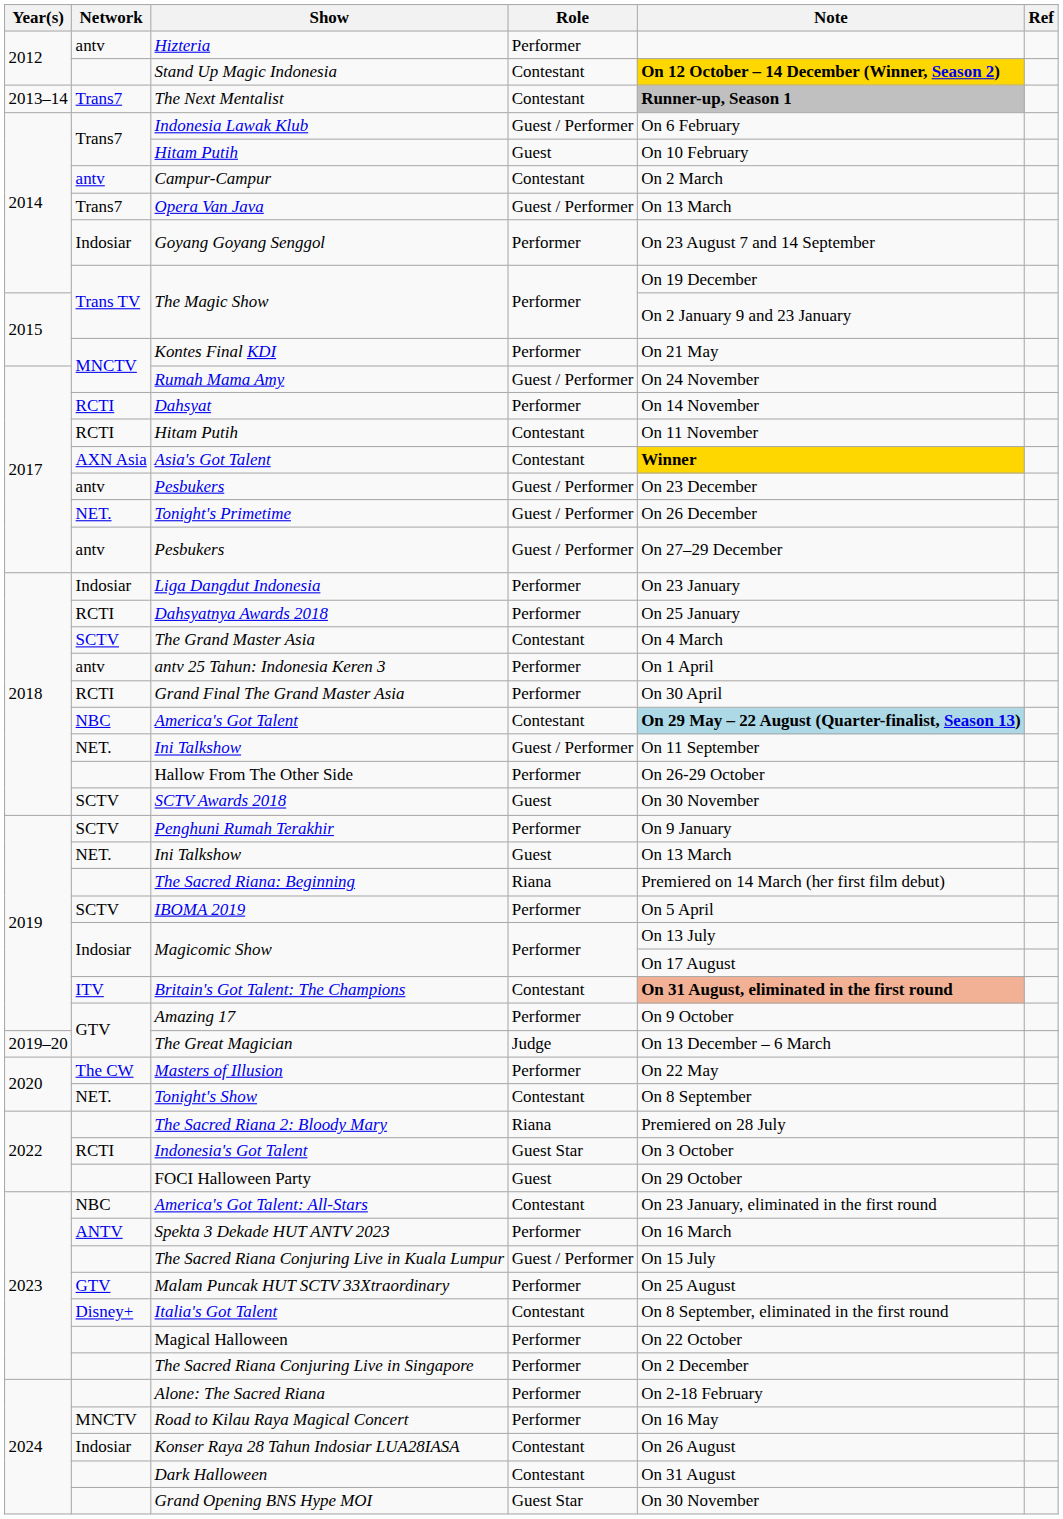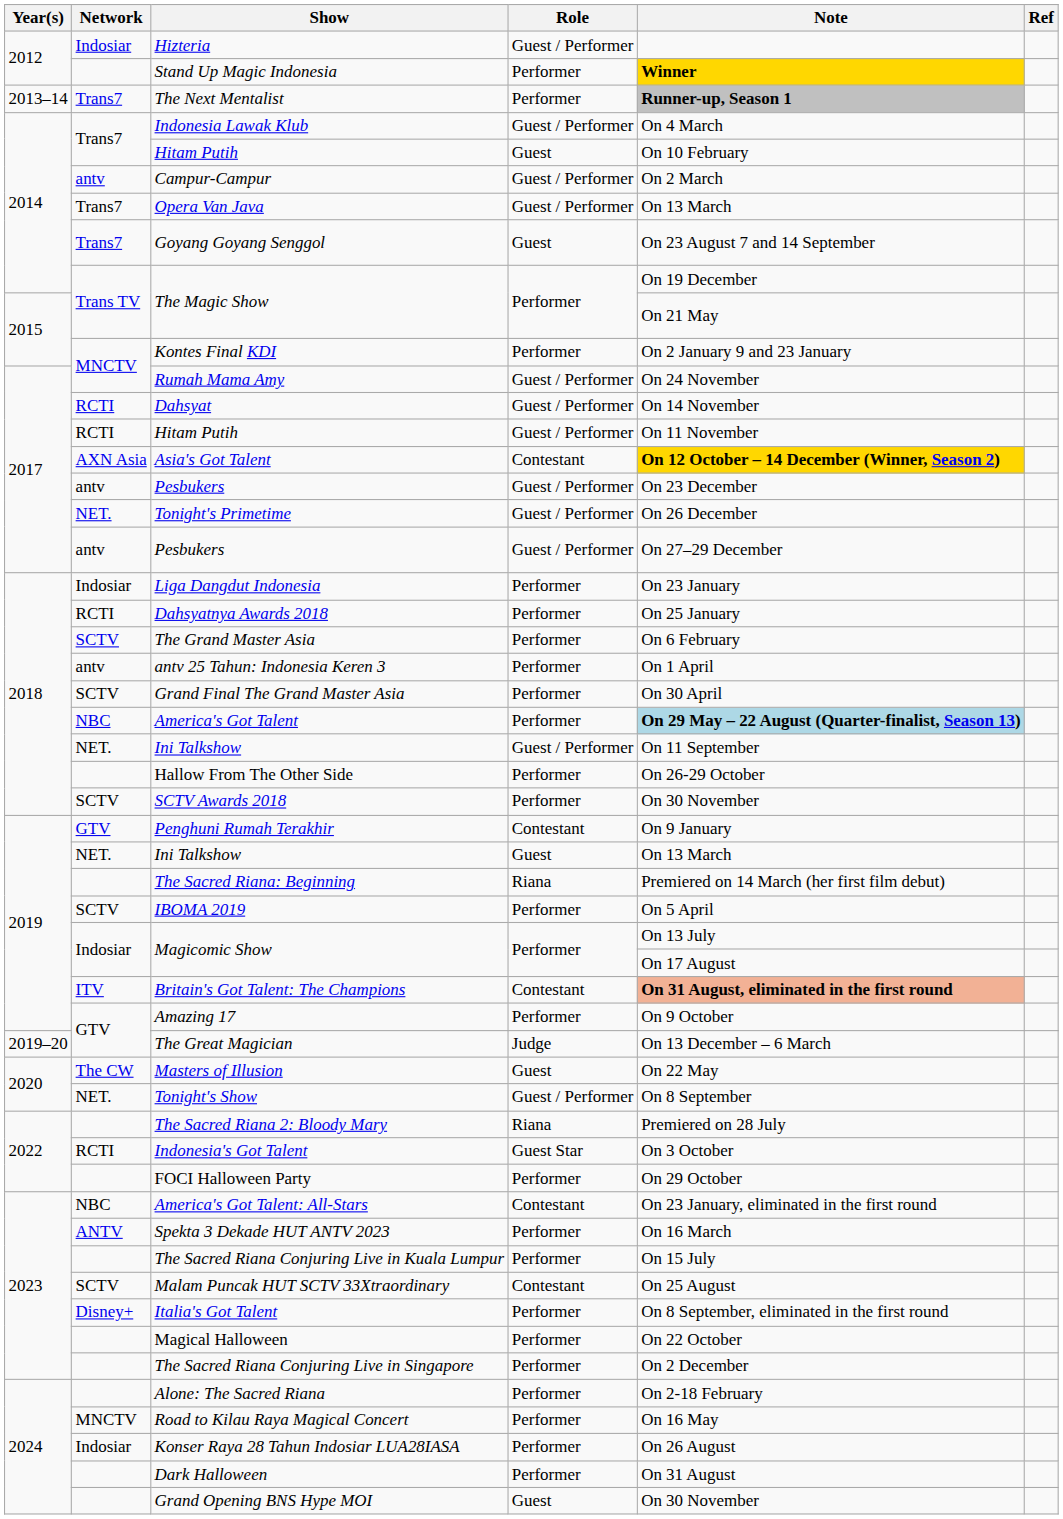(90, 44) antv -> (103, 44) Indosiar
(546, 44) Performer -> (573, 44) Guest / Performer
(548, 71) Contestant -> (546, 71) Performer
(821, 71) On 12 October – 14 December (Winner, Season 2) -> (669, 71) Winner
(548, 98) Contestant -> (546, 98) Performer
(691, 125) On 6 February -> (682, 125) On 4 March
(548, 179) Contestant -> (573, 179) Guest / Performer
(103, 242) Indosiar -> (99, 242) Trans7
(546, 242) Performer -> (532, 242) Guest
(746, 315) On 2 January 9 and 23 January -> (680, 315) On 21 May
(680, 351) On 21 May -> (746, 351) On 2 January 9 and 23 January
(546, 405) Performer -> (573, 405) Guest / Performer
(548, 432) Contestant -> (573, 432) Guest / Performer
(669, 459) Winner -> (821, 459) On 12 October – 14 December (Winner, Season 2)
(548, 640) Contestant -> (546, 640) Performer
(682, 640) On 4 March -> (691, 640) On 6 February
(95, 693) RCTI -> (97, 693) SCTV
(548, 720) Contestant -> (546, 720) Performer
(532, 801) Guest -> (546, 801) Performer
(97, 828) SCTV -> (93, 828) GTV
(546, 828) Performer -> (548, 828) Contestant
(546, 1070) Performer -> (532, 1070) Guest
(548, 1097) Contestant -> (573, 1097) Guest / Performer
(532, 1177) Guest -> (546, 1177) Performer
(573, 1258) Guest / Performer -> (546, 1258) Performer
(93, 1285) GTV -> (97, 1285) SCTV
(546, 1285) Performer -> (548, 1285) Contestant
(548, 1312) Contestant -> (546, 1312) Performer
(548, 1446) Contestant -> (546, 1446) Performer
(548, 1473) Contestant -> (546, 1473) Performer
(547, 1500) Guest Star -> (532, 1500) Guest
